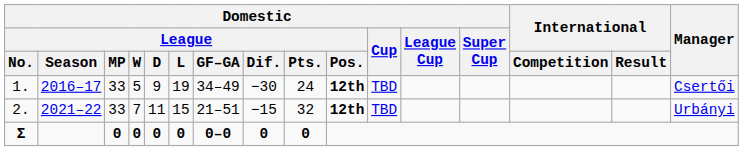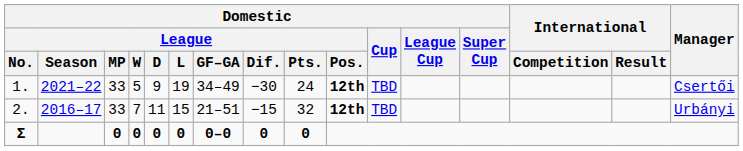(71, 87) 2016–17 -> (71, 87) 2021–22
(71, 110) 2021–22 -> (71, 110) 2016–17
